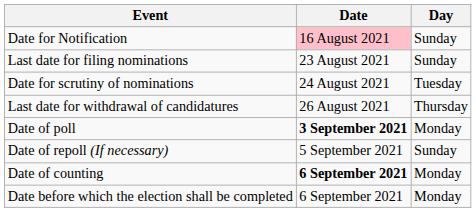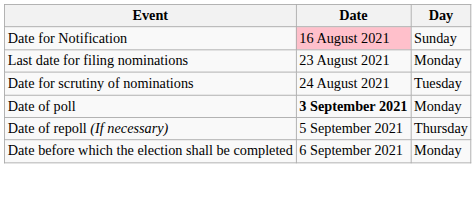(435, 60) Sunday -> (438, 60) Monday
- row: (123, 106)
(435, 151) Sunday -> (441, 128) Thursday
- row: (56, 173)
